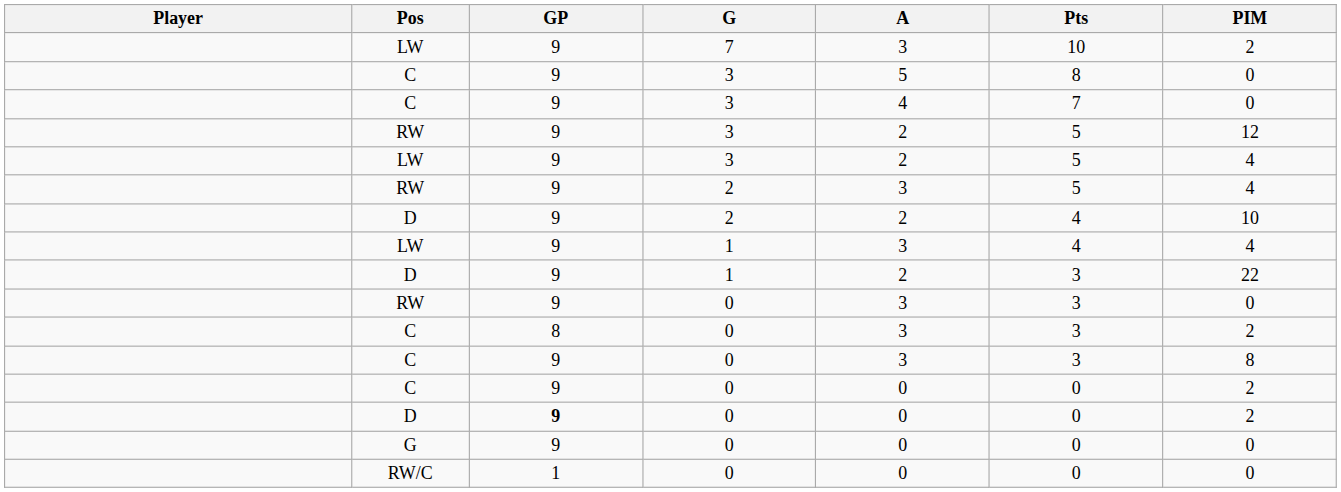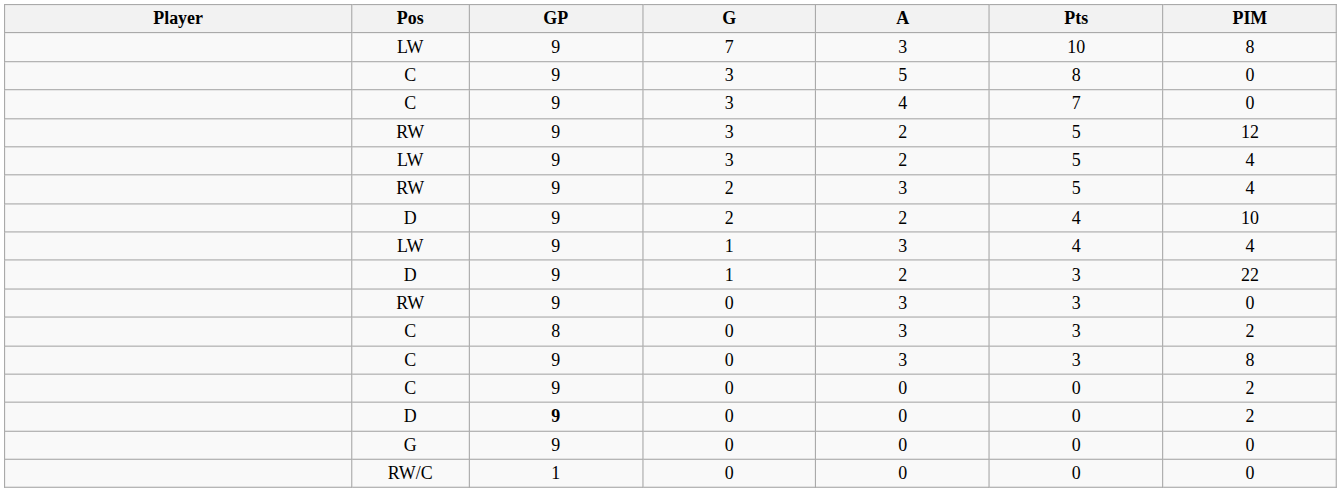(1250, 47) 2 -> (1250, 47) 8
